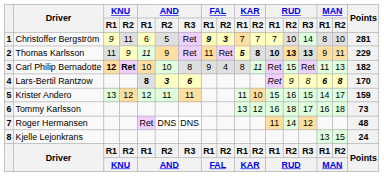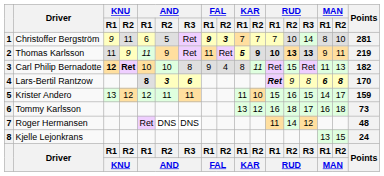(258, 53) 8 -> (258, 53) 9
(363, 53) 229 -> (364, 53) 219
(274, 81) normal -> (275, 81) bold
